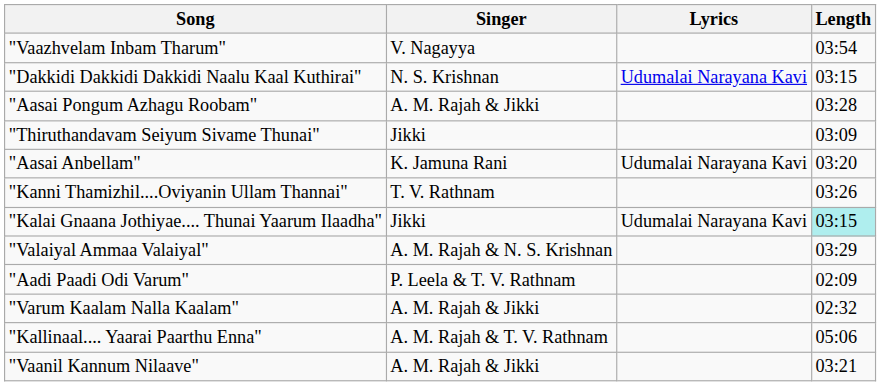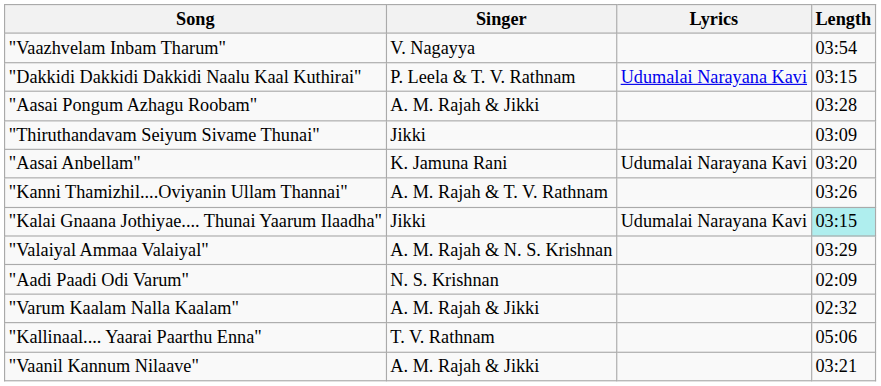(445, 76) N. S. Krishnan -> (483, 76) P. Leela & T. V. Rathnam
(443, 192) T. V. Rathnam -> (499, 192) A. M. Rajah & T. V. Rathnam
(483, 279) P. Leela & T. V. Rathnam -> (445, 279) N. S. Krishnan
(499, 337) A. M. Rajah & T. V. Rathnam -> (443, 337) T. V. Rathnam
